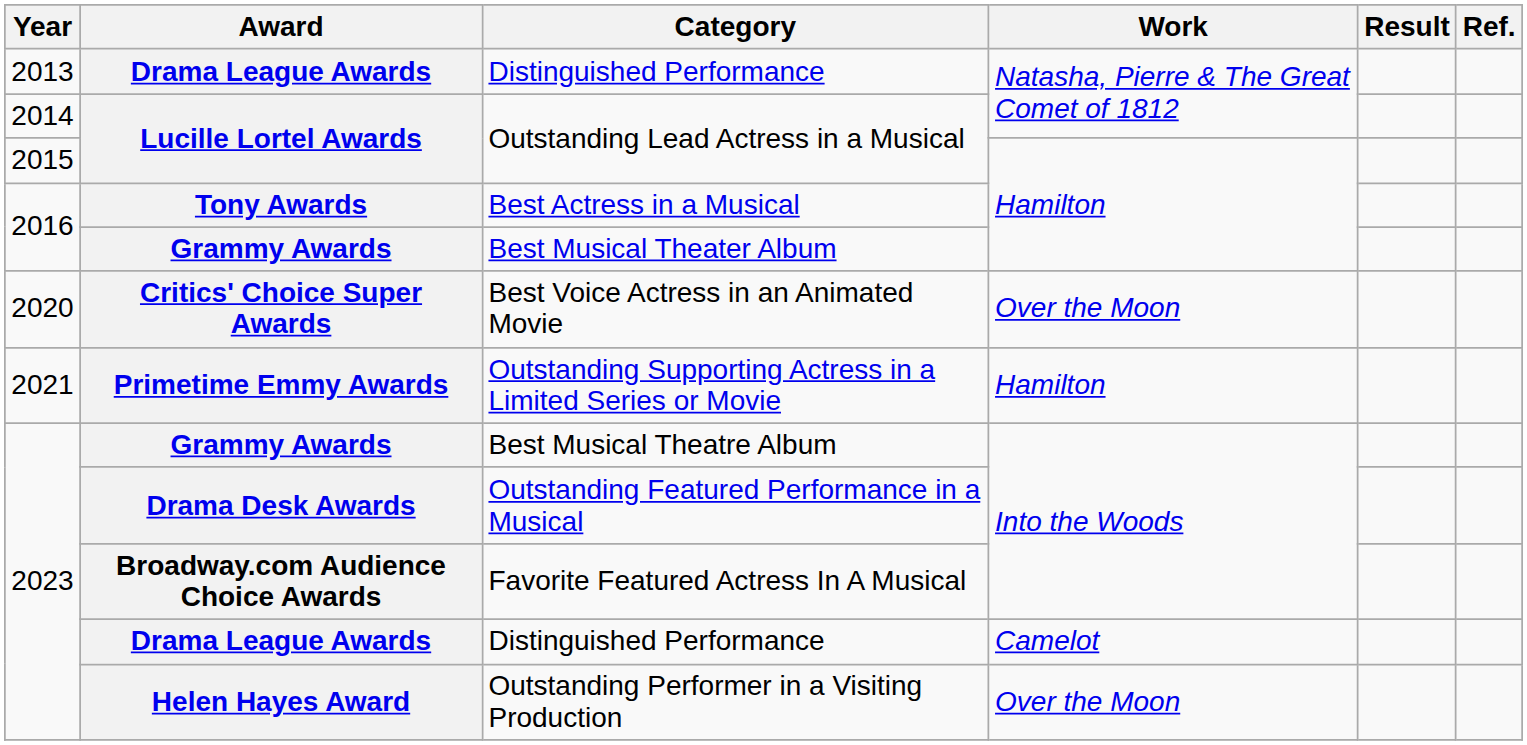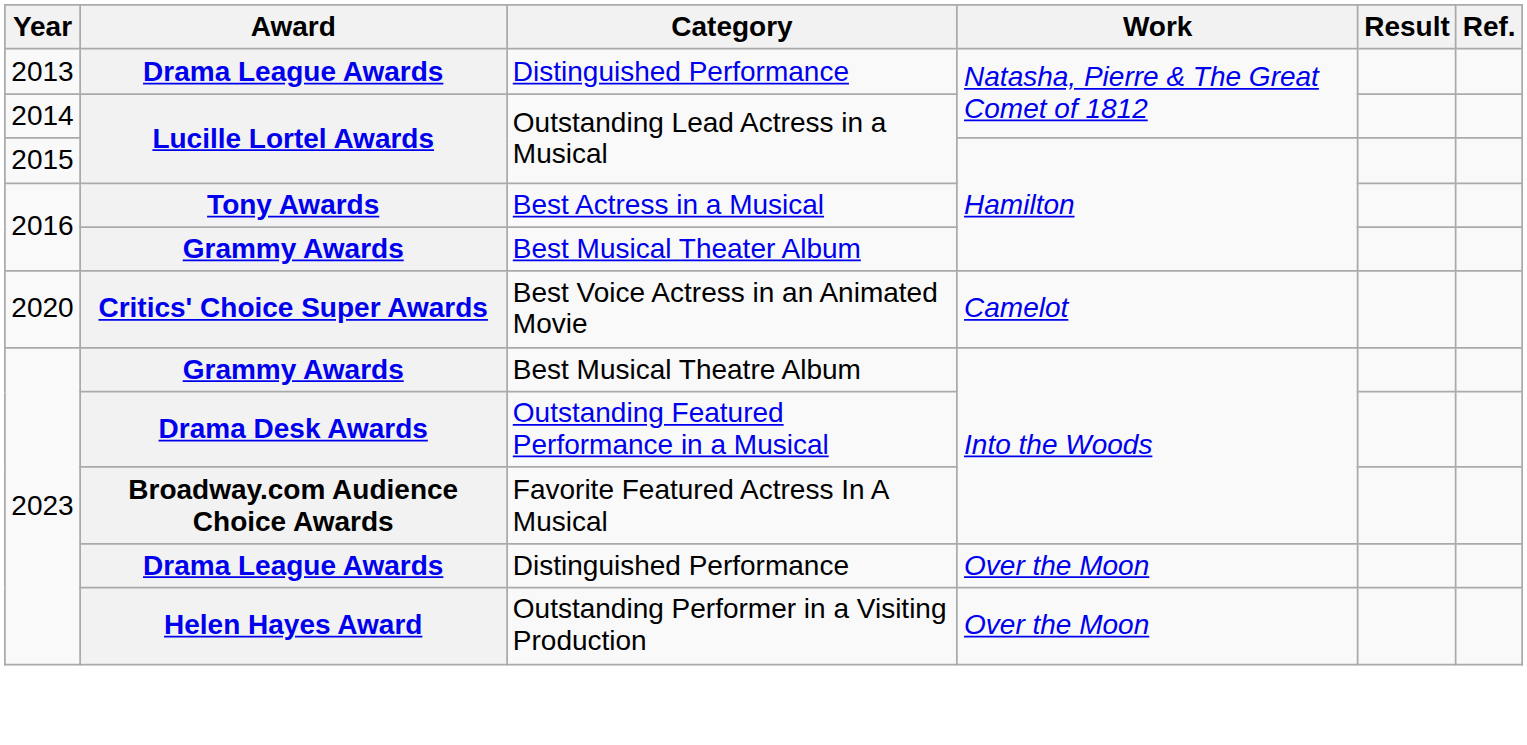(1088, 308) Over the Moon -> (1016, 308) Camelot
- row: (42, 384)
(1047, 641) Camelot -> (1057, 565) Over the Moon
